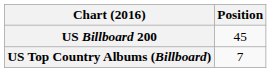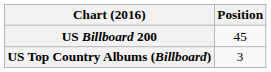(240, 57) 7 -> (240, 57) 3
